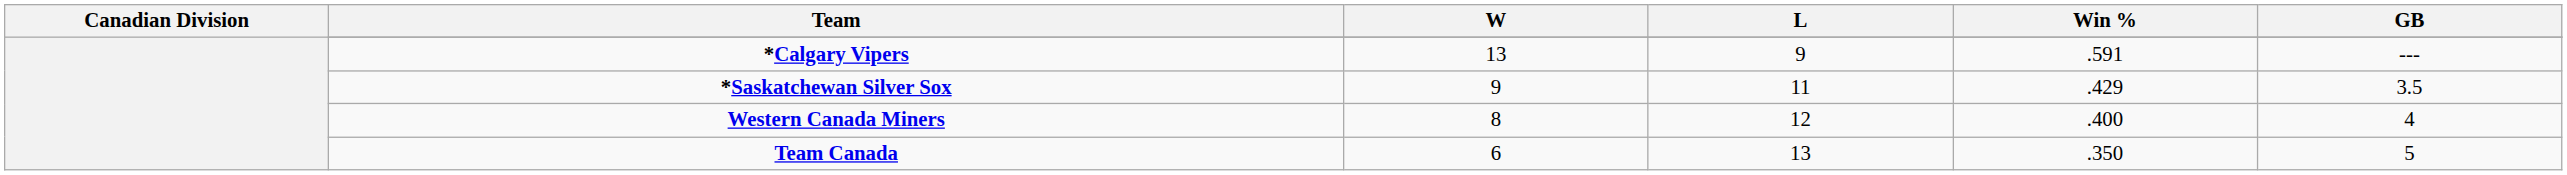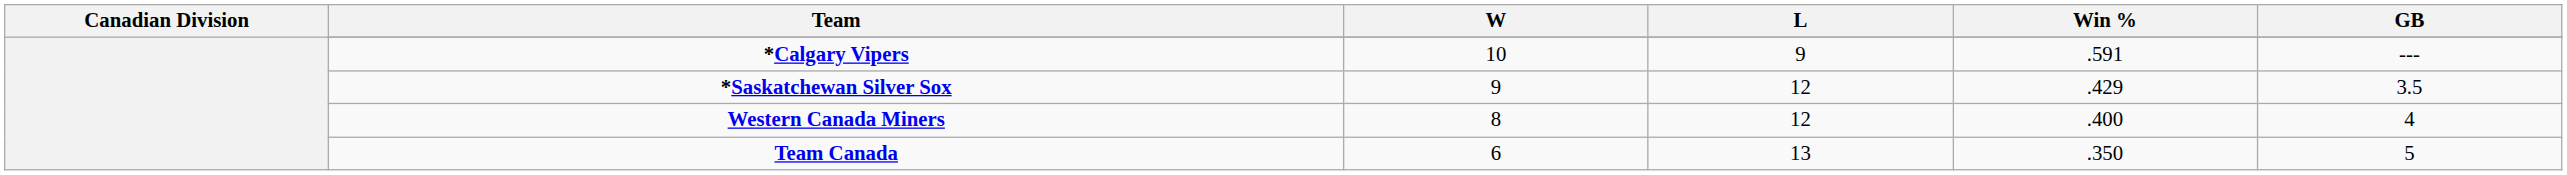(1496, 53) 13 -> (1496, 53) 10
(1800, 86) 11 -> (1800, 86) 12
